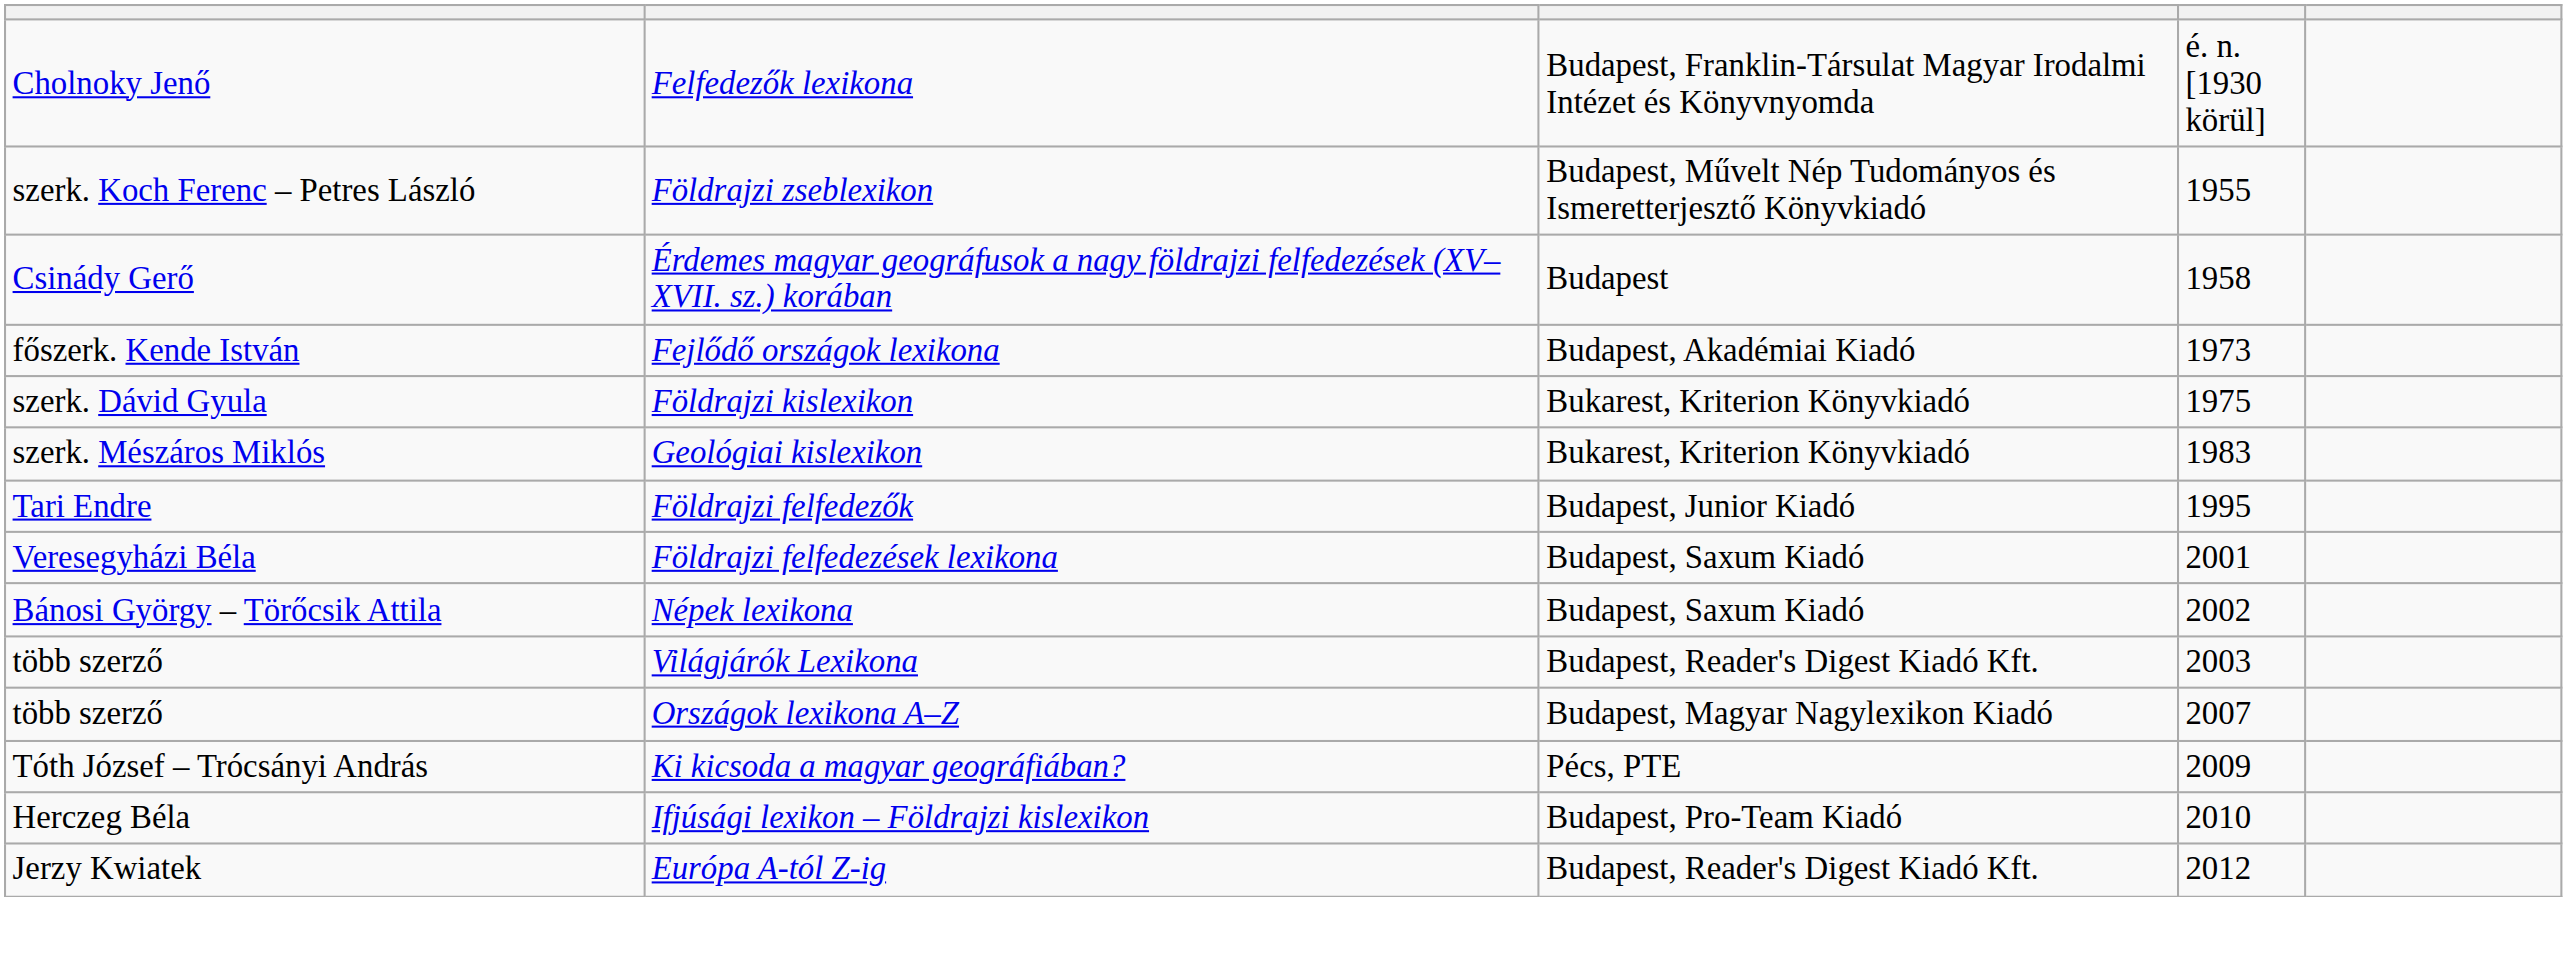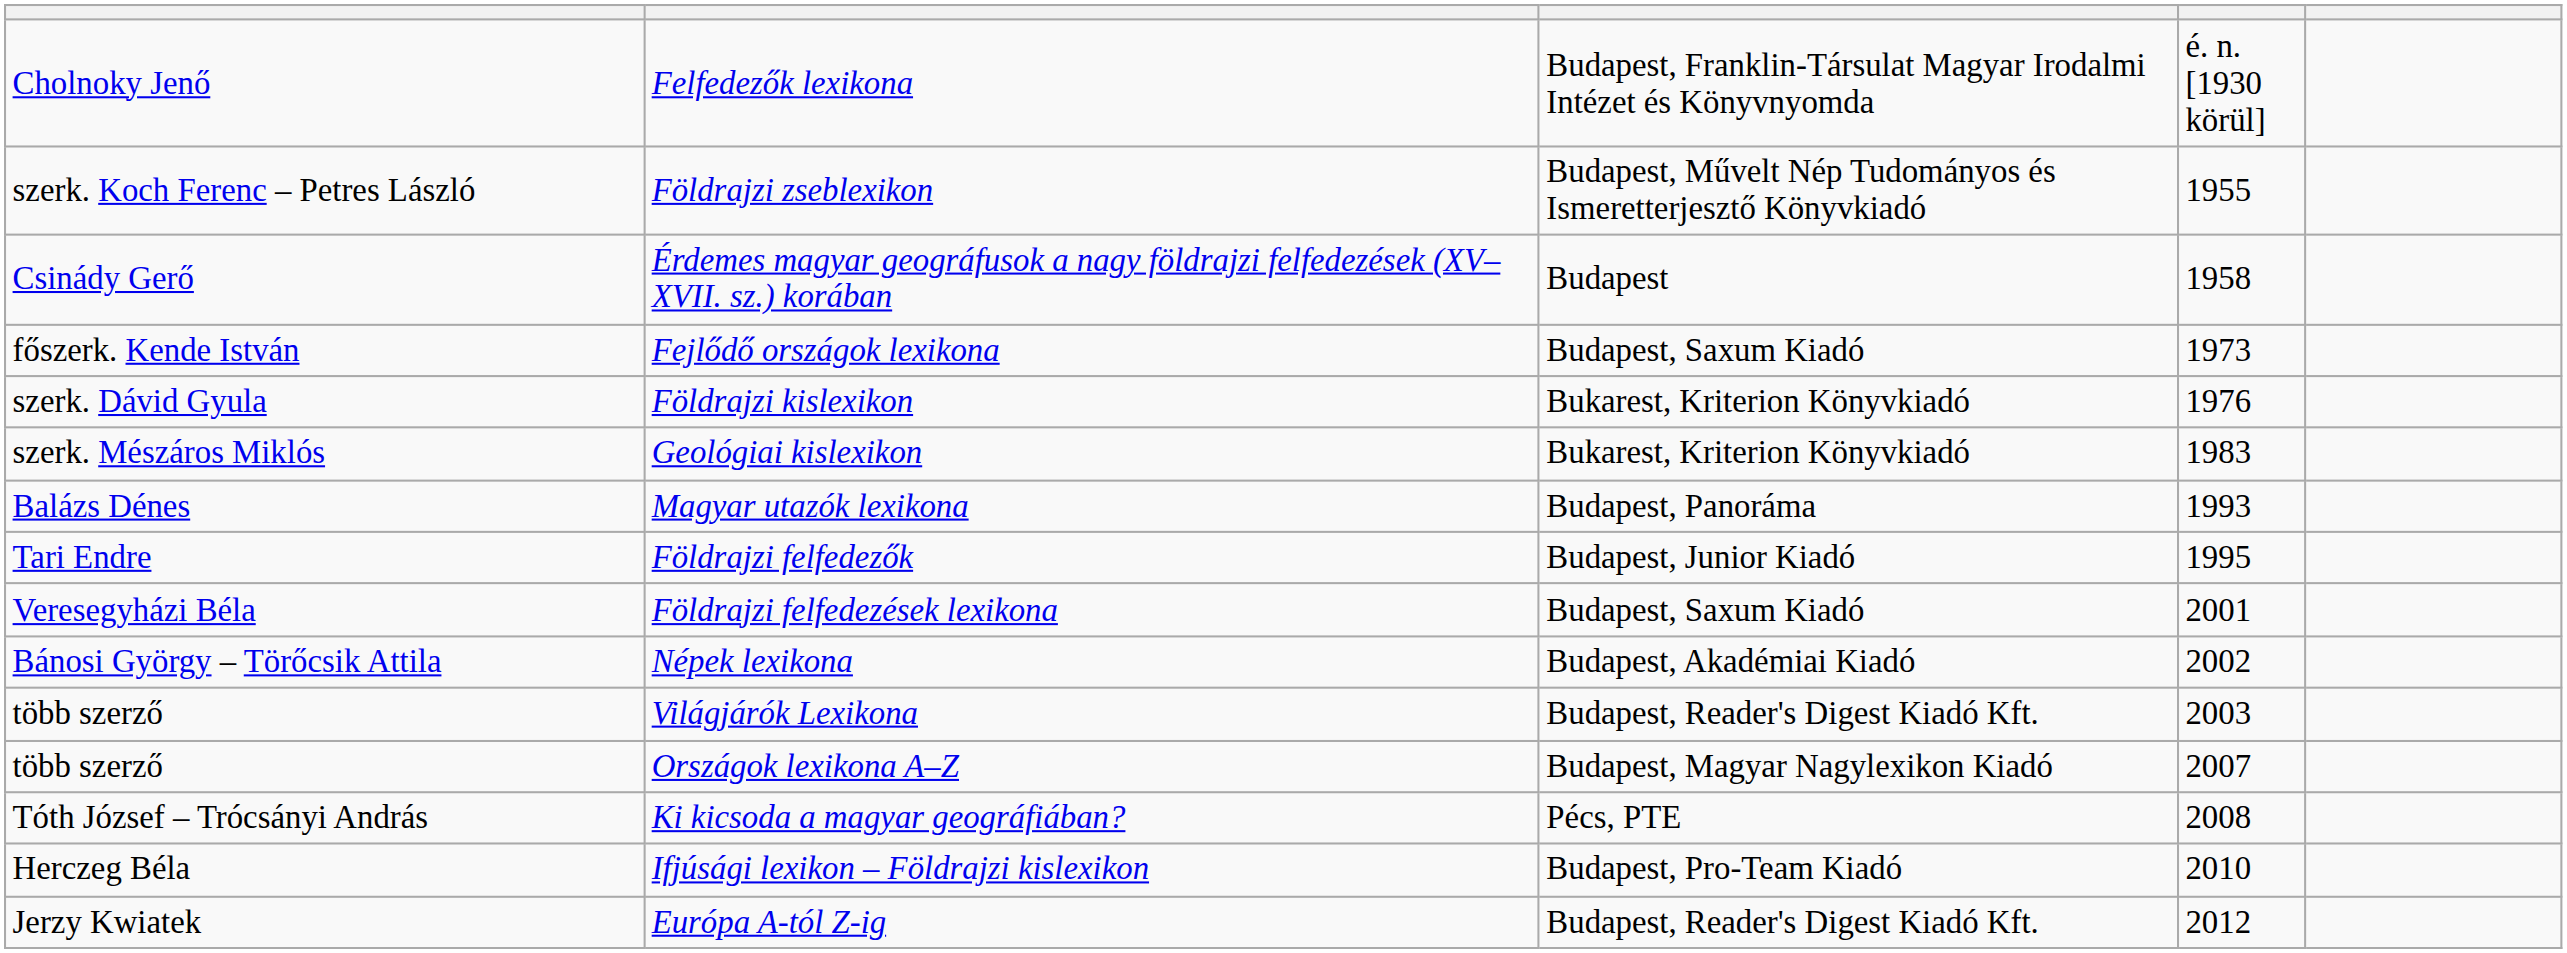(1731, 349) Budapest, Akadémiai Kiadó -> (1705, 349) Budapest, Saxum Kiadó
(2218, 401) 1975 -> (2218, 401) 1976
+ row: (810, 505)
(1705, 609) Budapest, Saxum Kiadó -> (1731, 661) Budapest, Akadémiai Kiadó
(2218, 765) 2009 -> (2218, 817) 2008
